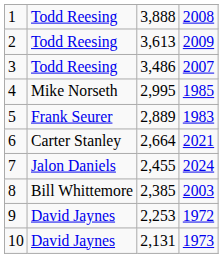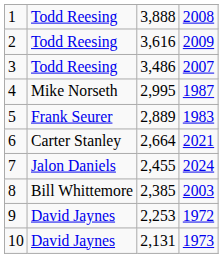(158, 41) 3,613 -> (158, 41) 3,616
(198, 91) 1985 -> (198, 91) 1987
